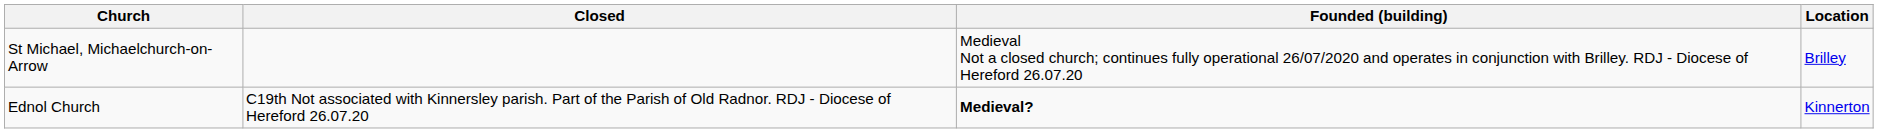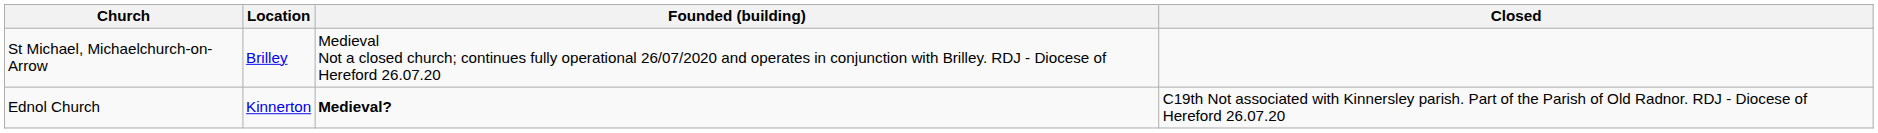columns swapped: (1837, 16) <-> (600, 16)
